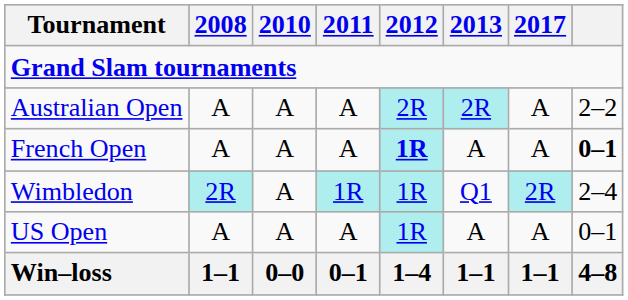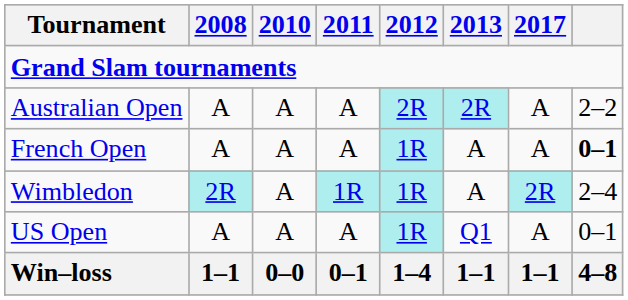(412, 149) bold -> (412, 149) normal
(476, 190) Q1 -> (476, 190) A
(476, 231) A -> (476, 231) Q1
